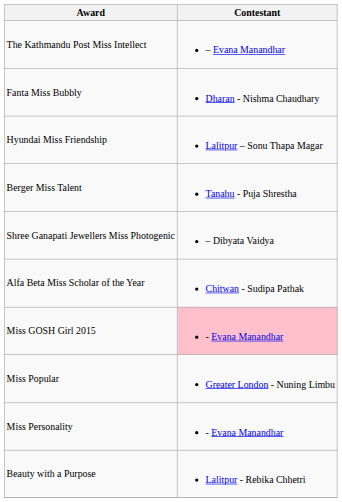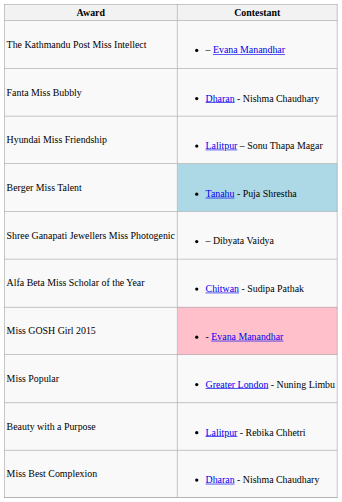(257, 194) no background -> (257, 194) lightblue background
- row: (40, 426)
+ row: (52, 474)
